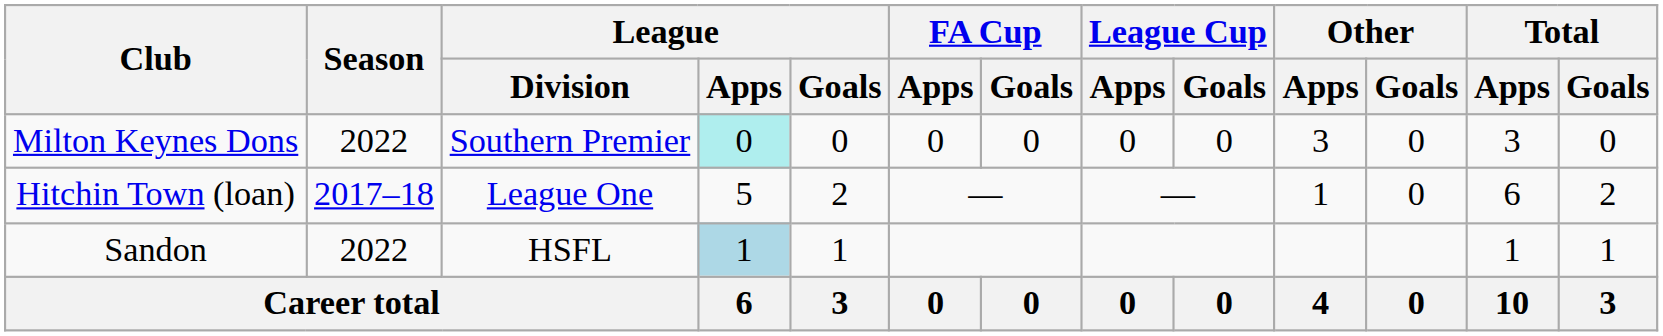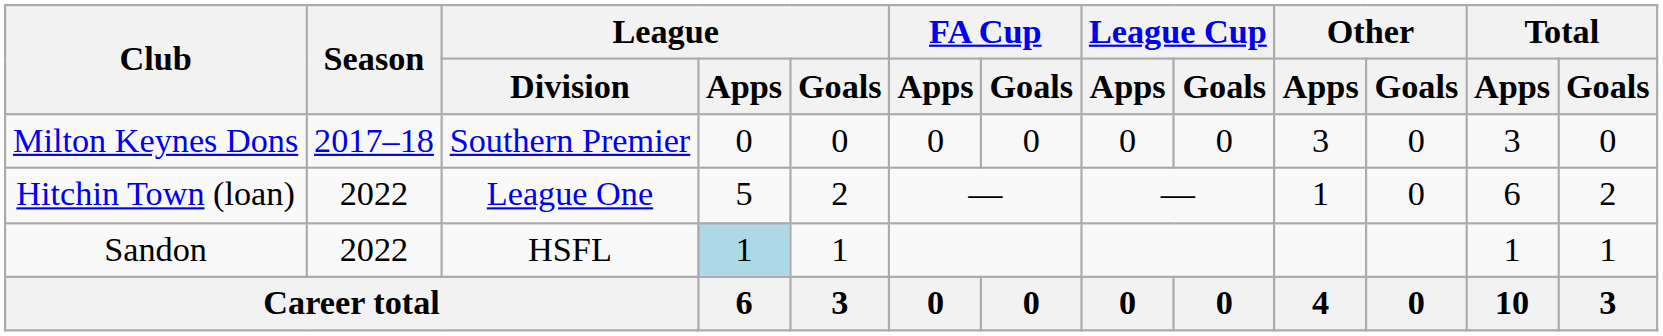(374, 140) 2022 -> (374, 140) 2017–18
(744, 140) paleturquoise background -> (744, 140) no background
(374, 194) 2017–18 -> (374, 194) 2022
